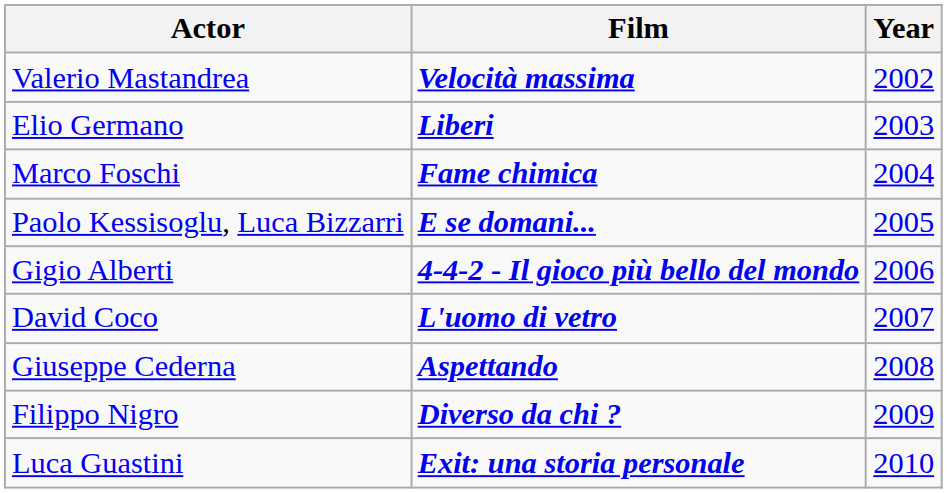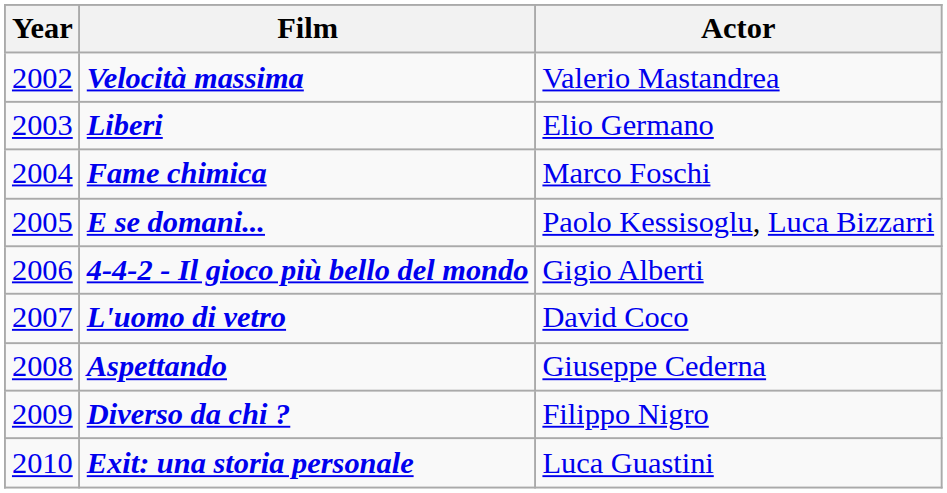columns swapped: (904, 28) <-> (208, 28)
